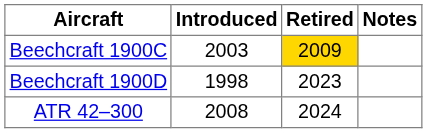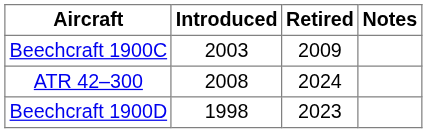(320, 50) gold background -> (320, 50) no background
rows swapped: (88, 81) <-> (88, 112)
